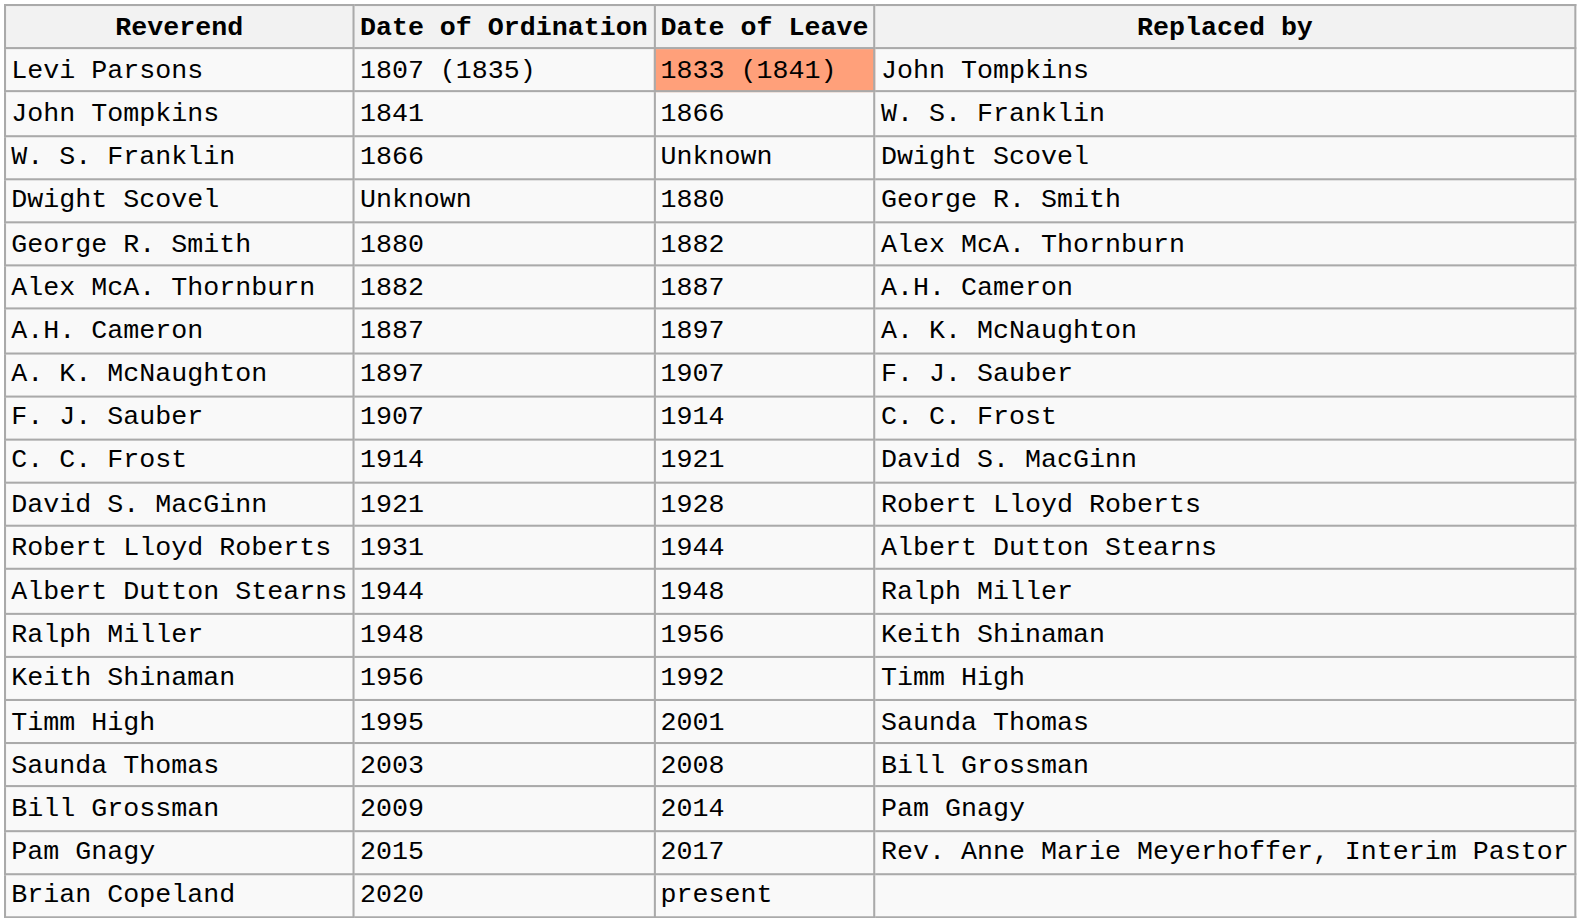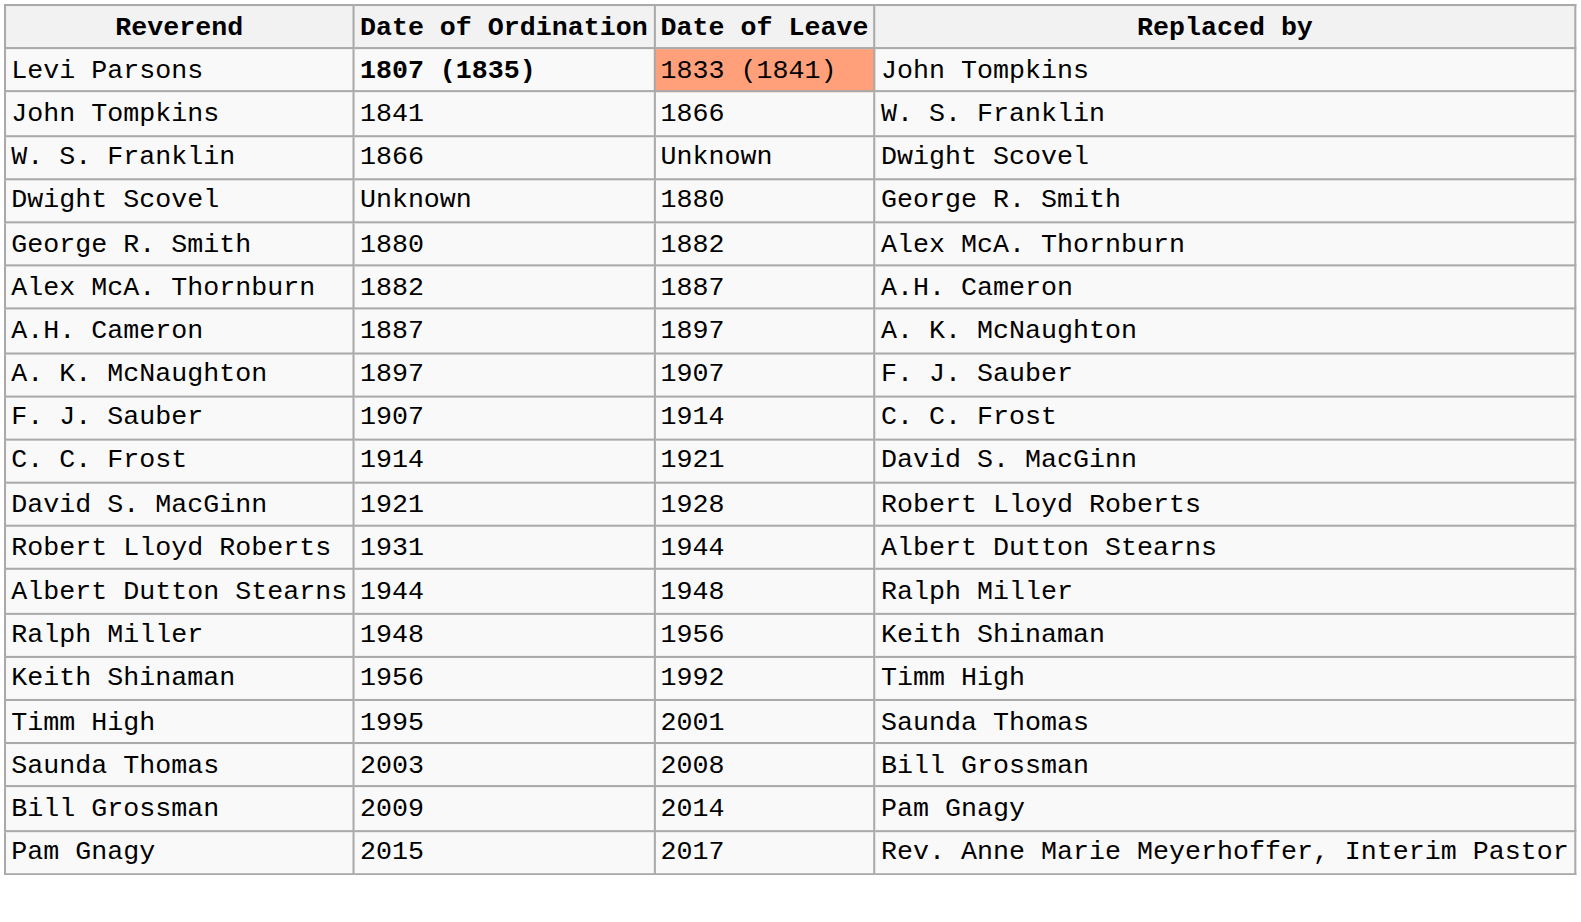(448, 70) normal -> (448, 70) bold
- row: (123, 895)
